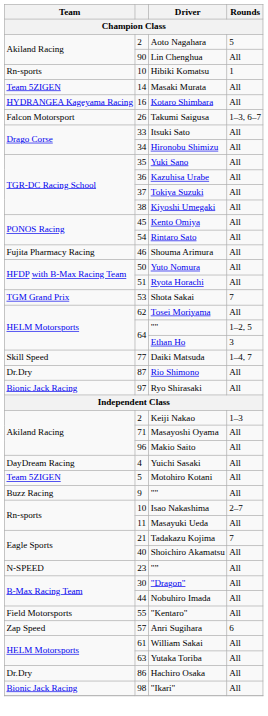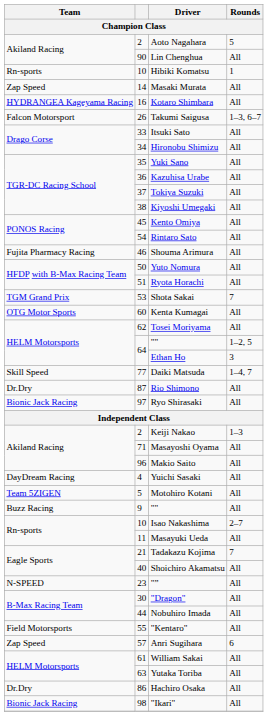(34, 86) Team 5ZIGEN -> (26, 86) Zap Speed
+ row: (142, 312)
